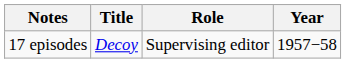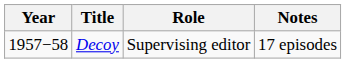columns swapped: (307, 17) <-> (48, 17)
